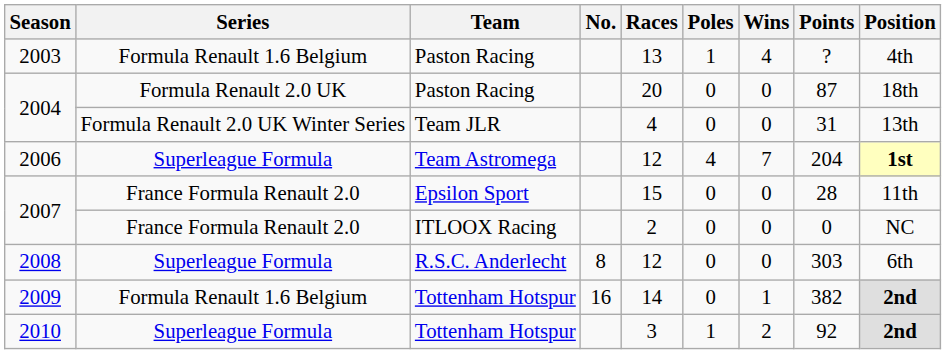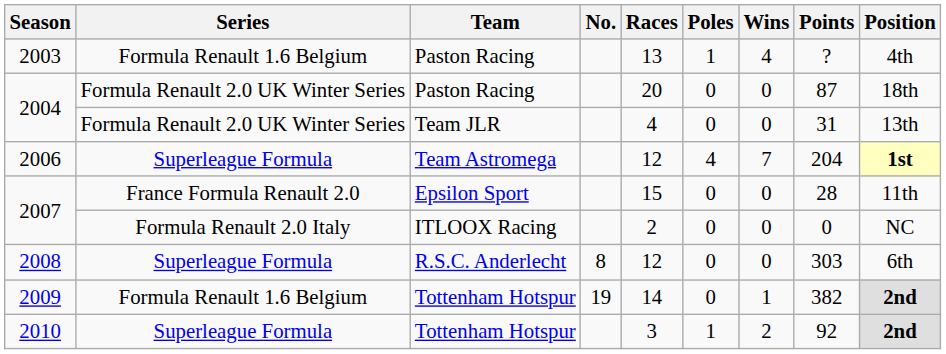(243, 90) Formula Renault 2.0 UK -> (243, 90) Formula Renault 2.0 UK Winter Series
(243, 227) France Formula Renault 2.0 -> (243, 227) Formula Renault 2.0 Italy
(601, 296) 16 -> (601, 296) 19
